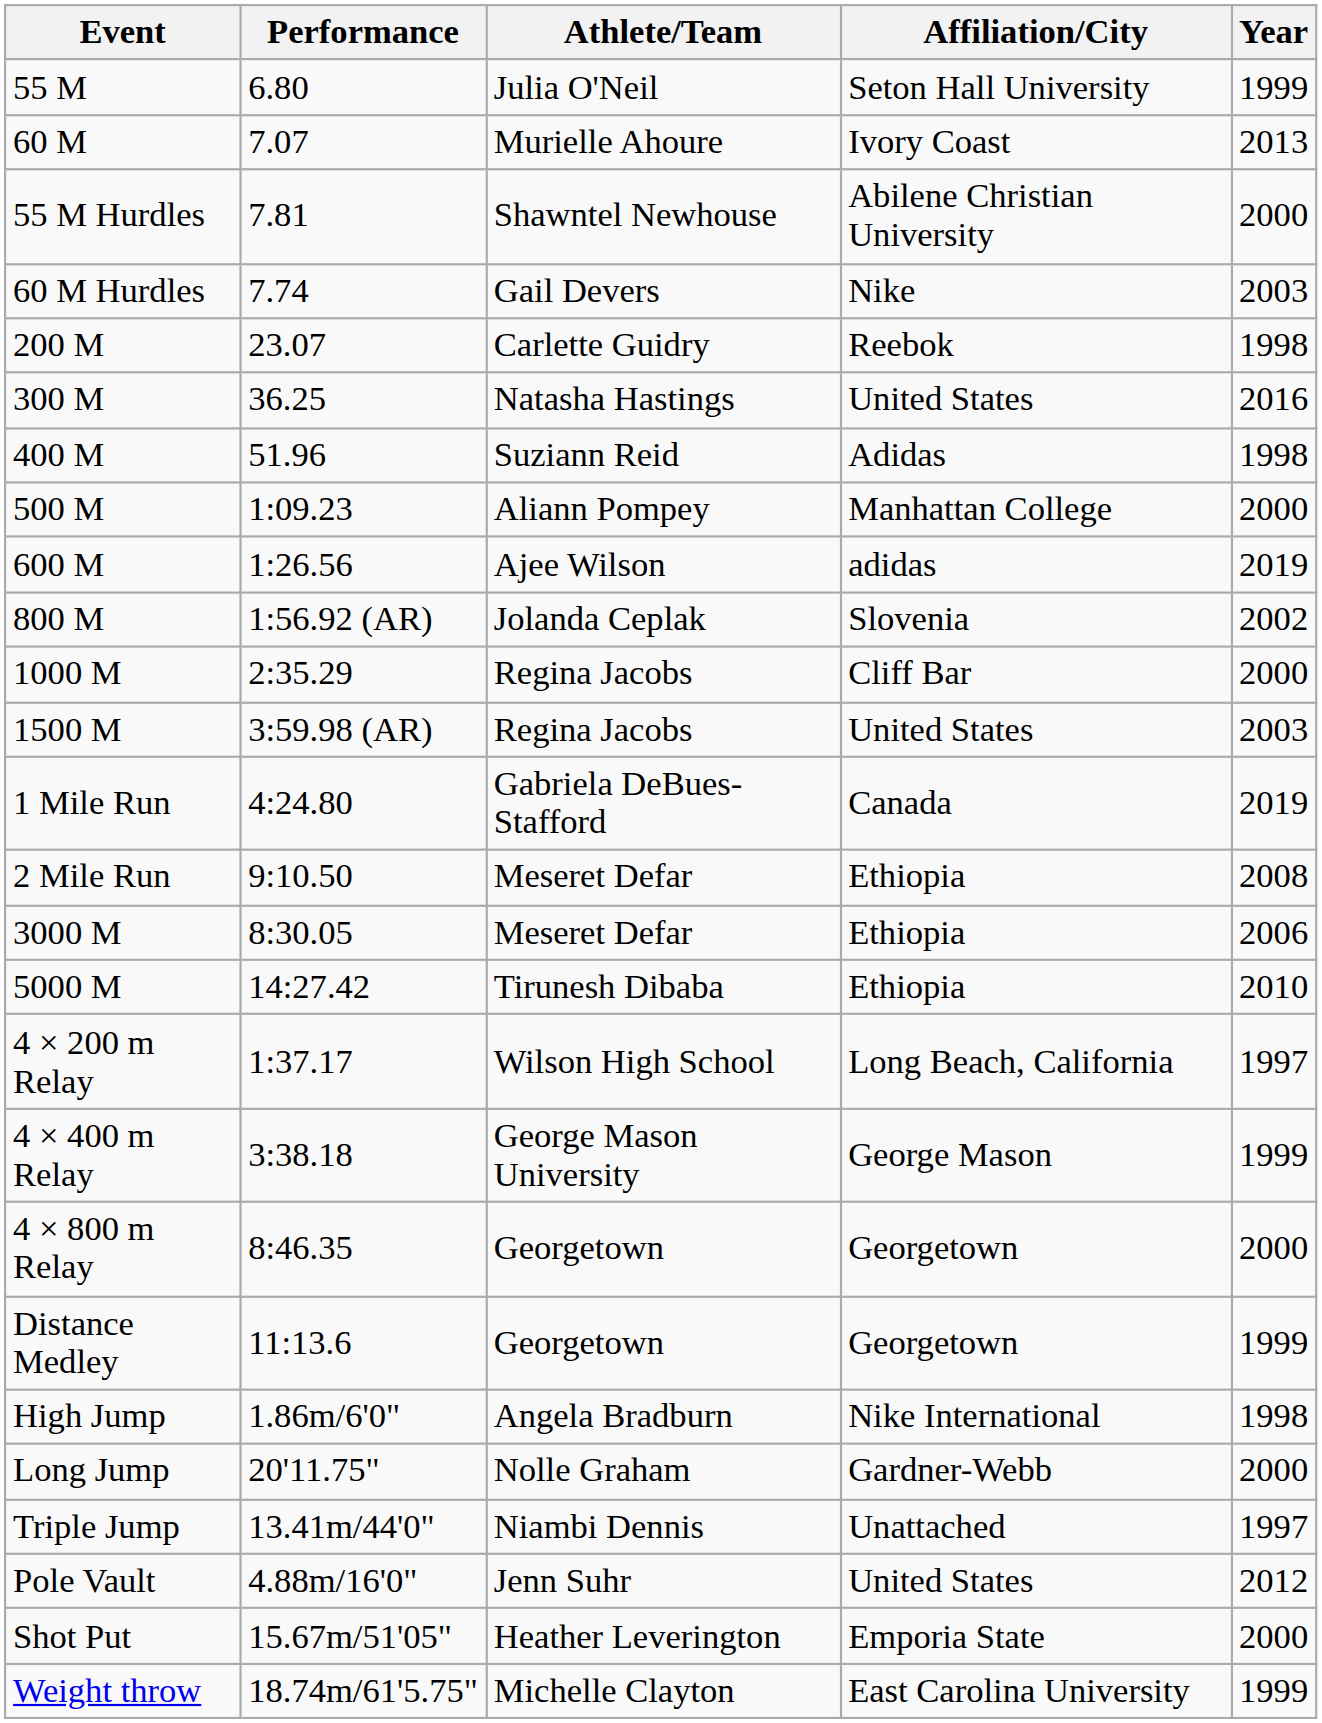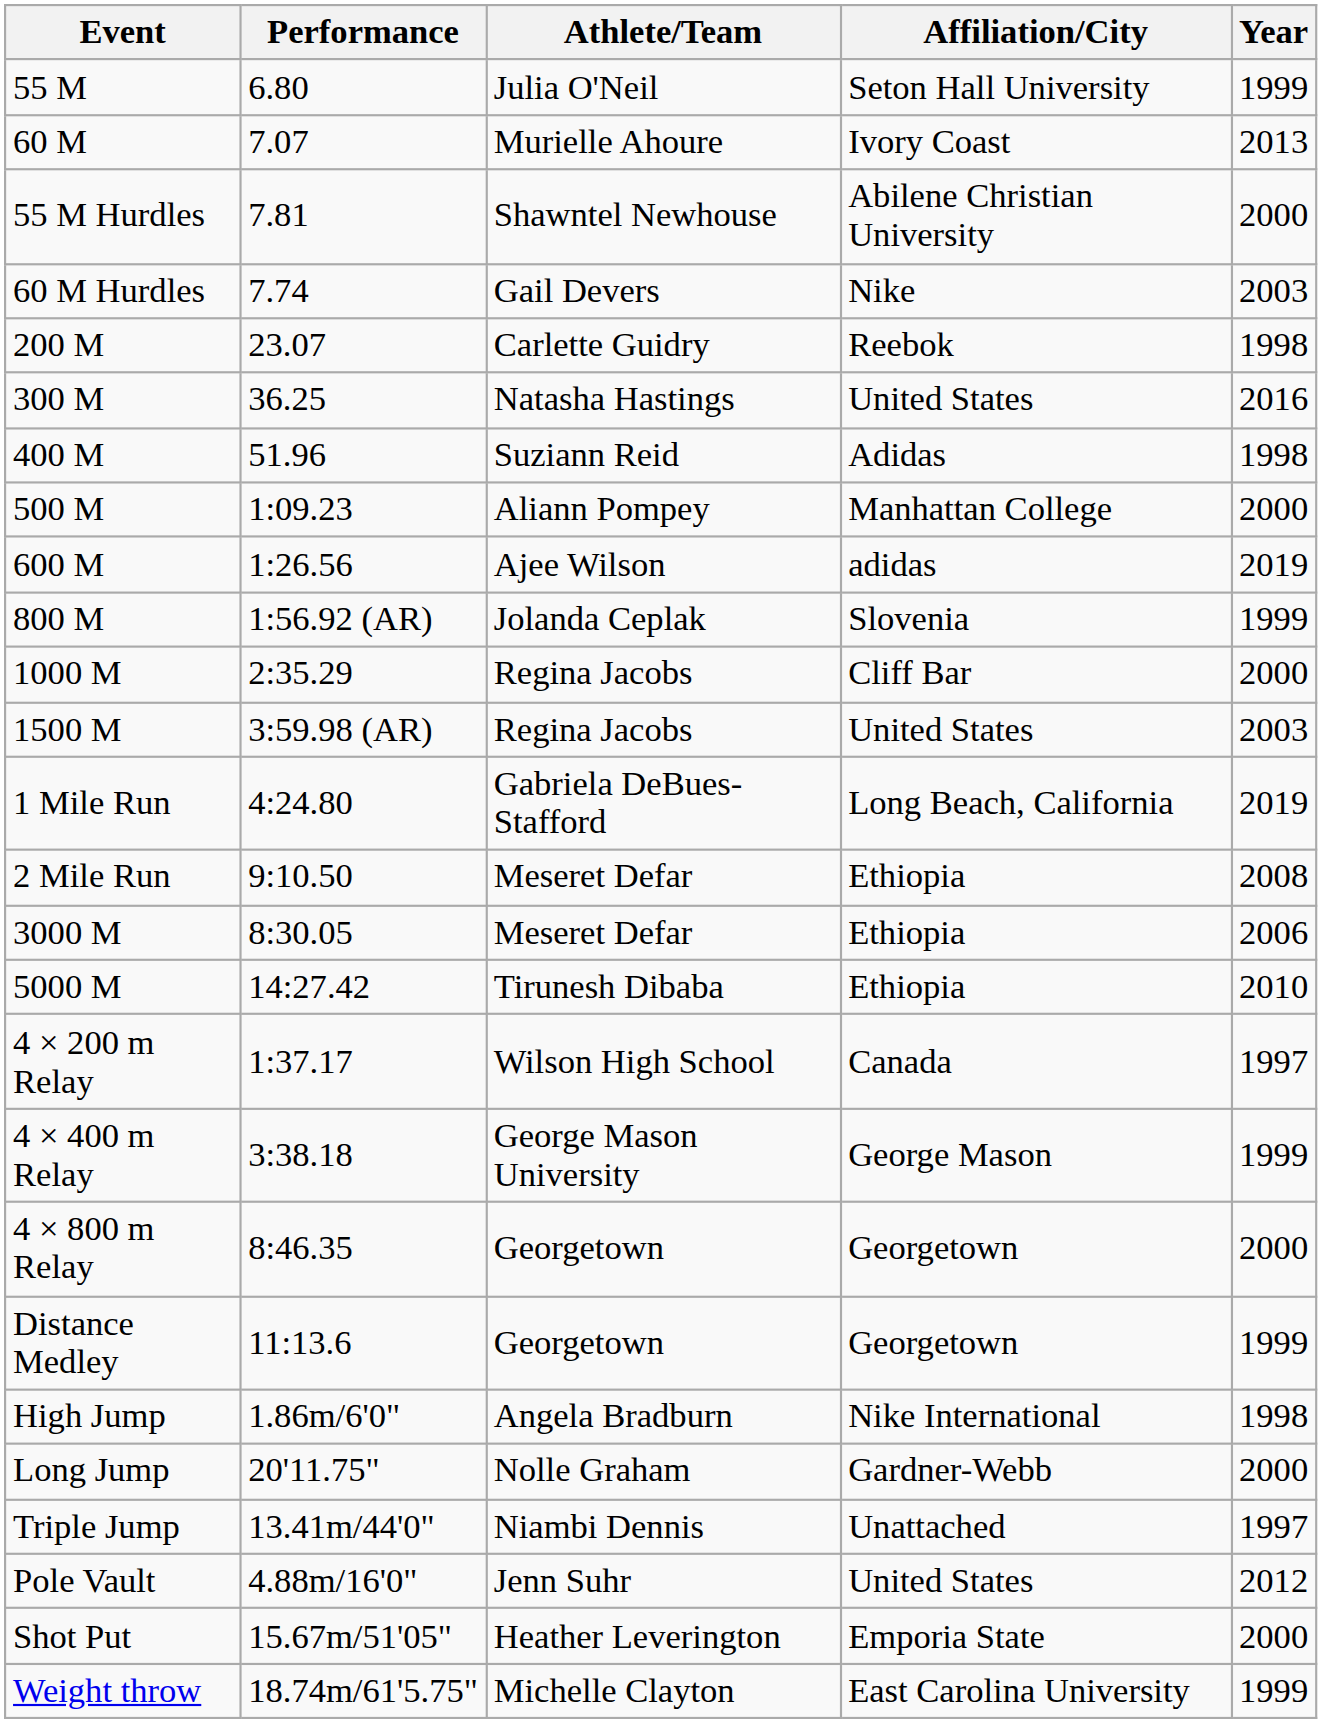(1274, 618) 2002 -> (1274, 618) 1999
(900, 802) Canada -> (1011, 802) Long Beach, California
(1011, 1060) Long Beach, California -> (900, 1060) Canada
